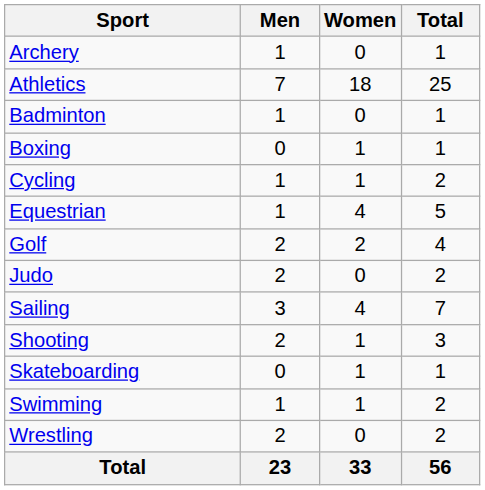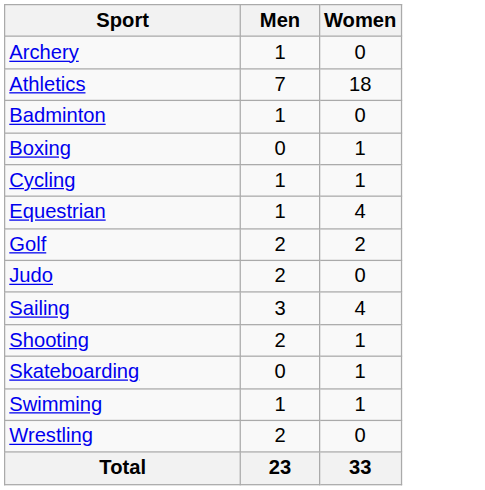- column: (440, 20)
